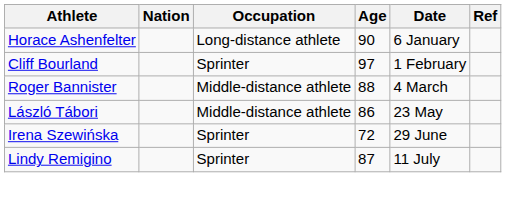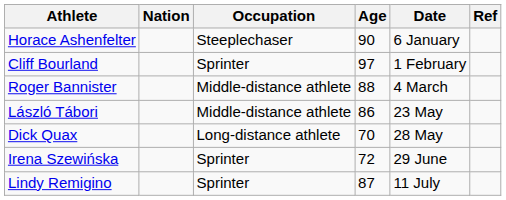(268, 40) Long-distance athlete -> (245, 40) Steeplechaser
+ row: (43, 135)
